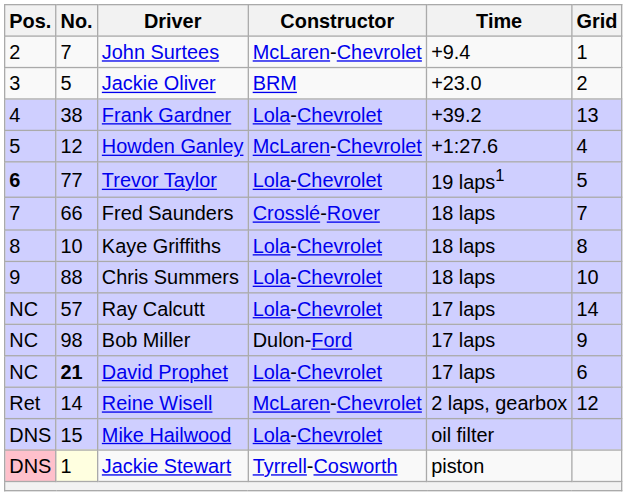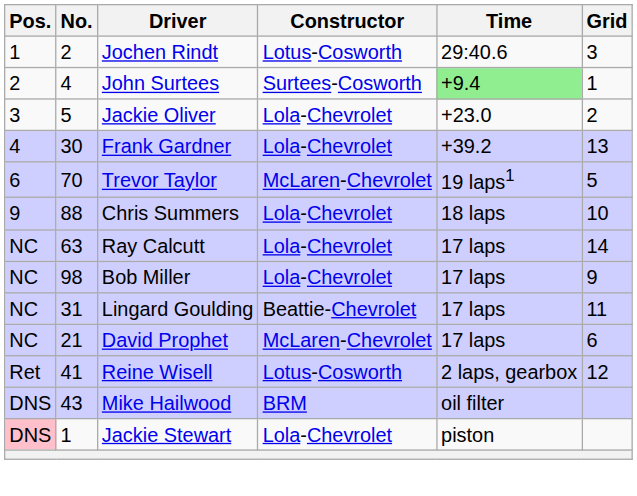+ row: (160, 52)
(66, 52) 7 -> (66, 84) 4
(337, 52) McLaren-Chevrolet -> (342, 84) Surtees-Cosworth
(451, 52) no background -> (461, 84) lightgreen background
(275, 84) BRM -> (327, 115) Lola-Chevrolet
(72, 115) 38 -> (72, 147) 30
- row: (173, 147)
(15, 180) bold -> (15, 180) normal
(72, 180) 77 -> (72, 180) 70
(317, 180) Lola-Chevrolet -> (347, 180) McLaren-Chevrolet
- row: (168, 214)
- row: (161, 245)
(72, 308) 57 -> (72, 245) 63
(302, 340) Dulon-Ford -> (327, 277) Lola-Chevrolet
+ row: (178, 308)
(72, 371) bold -> (72, 340) normal
(317, 371) Lola-Chevrolet -> (347, 340) McLaren-Chevrolet
(72, 403) 14 -> (72, 371) 41
(337, 403) McLaren-Chevrolet -> (332, 371) Lotus-Cosworth
(72, 434) 15 -> (72, 403) 43
(317, 434) Lola-Chevrolet -> (285, 403) BRM
(66, 466) lightyellow background -> (66, 434) no background
(325, 466) Tyrrell-Cosworth -> (327, 434) Lola-Chevrolet
